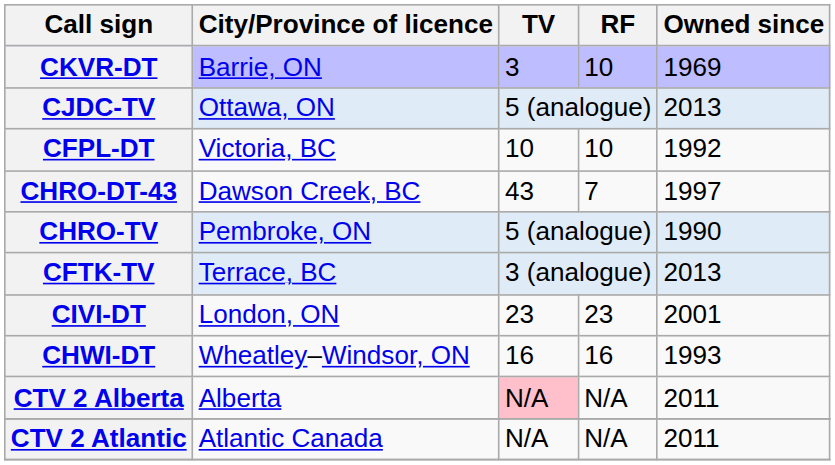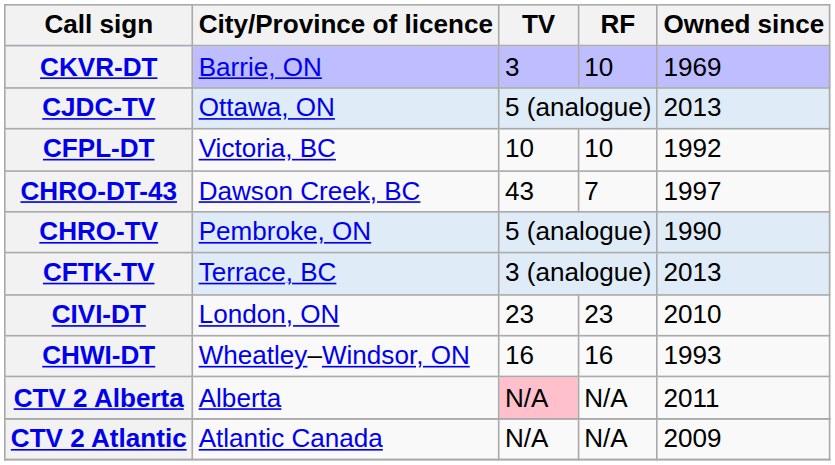(692, 314) 2001 -> (692, 314) 2010
(691, 438) 2011 -> (692, 438) 2009
